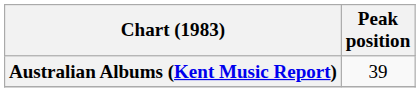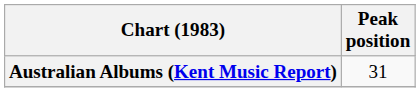(378, 71) 39 -> (378, 71) 31
